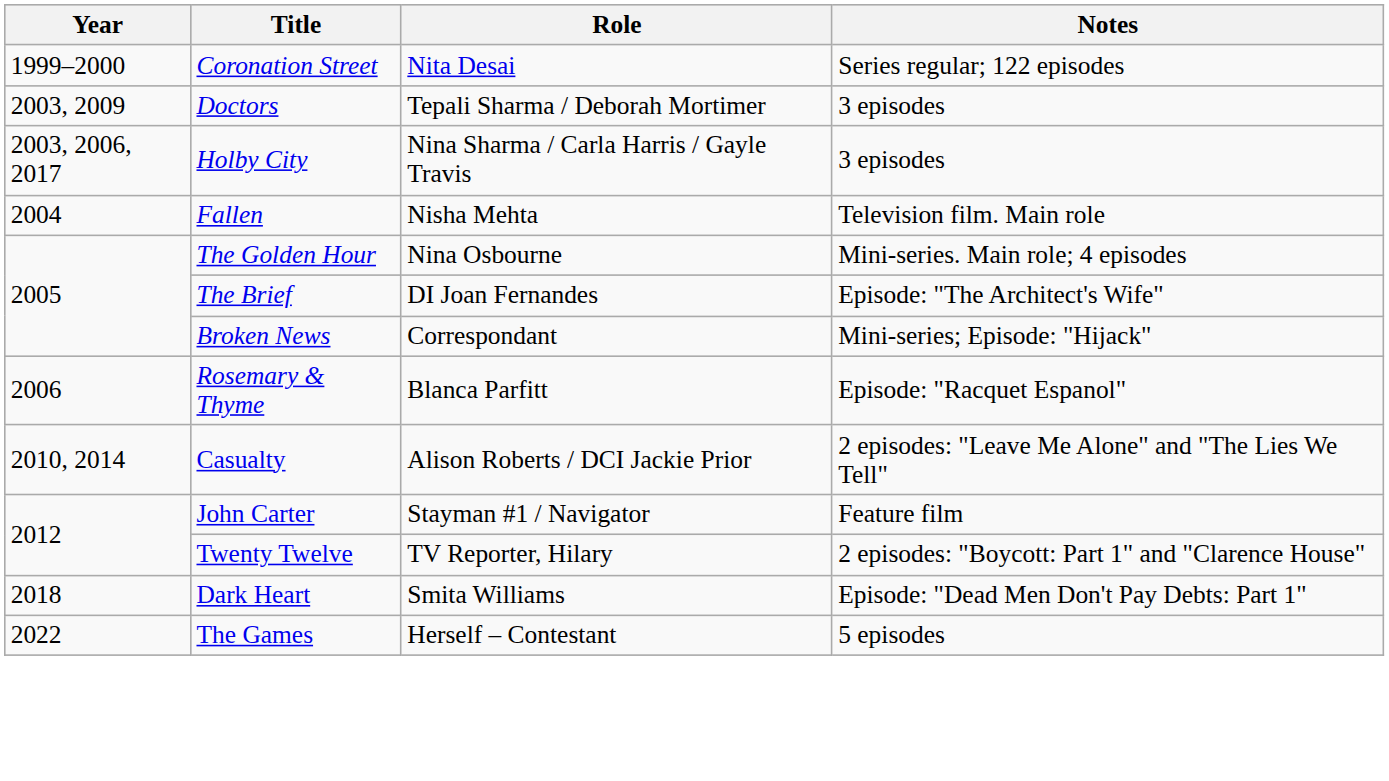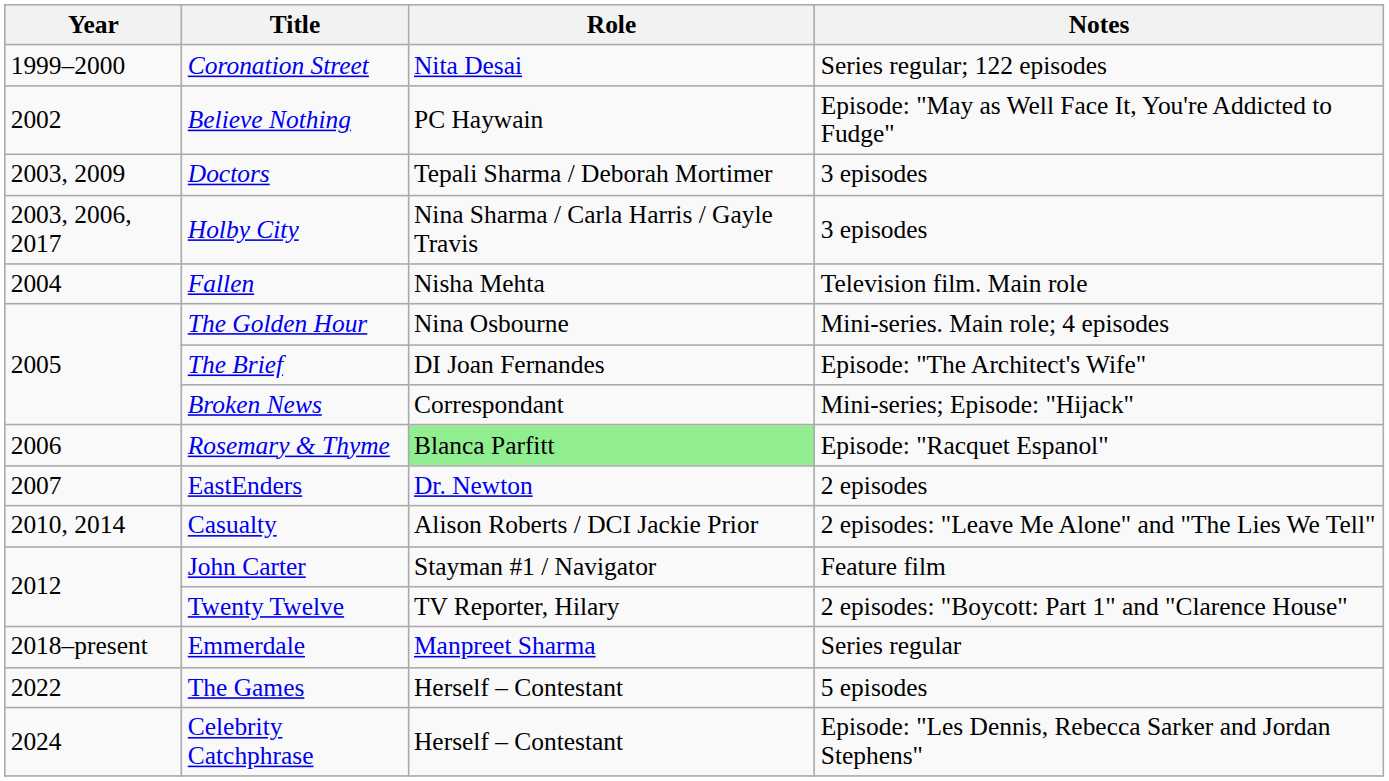+ row: (269, 119)
(478, 390) no background -> (484, 445) lightgreen background
+ row: (245, 485)
- row: (253, 594)
+ row: (246, 646)
+ row: (251, 741)
